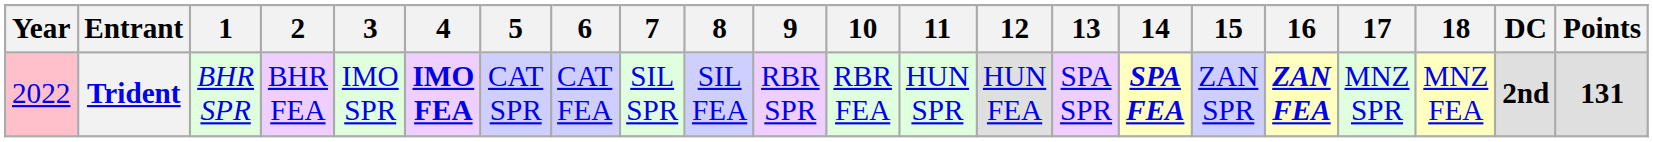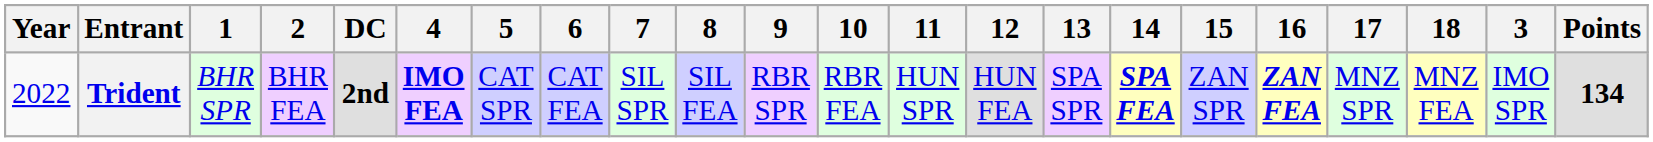columns swapped: (370, 28) <-> (1526, 28)
(41, 93) pink background -> (41, 93) no background
(1602, 93) 131 -> (1602, 93) 134
